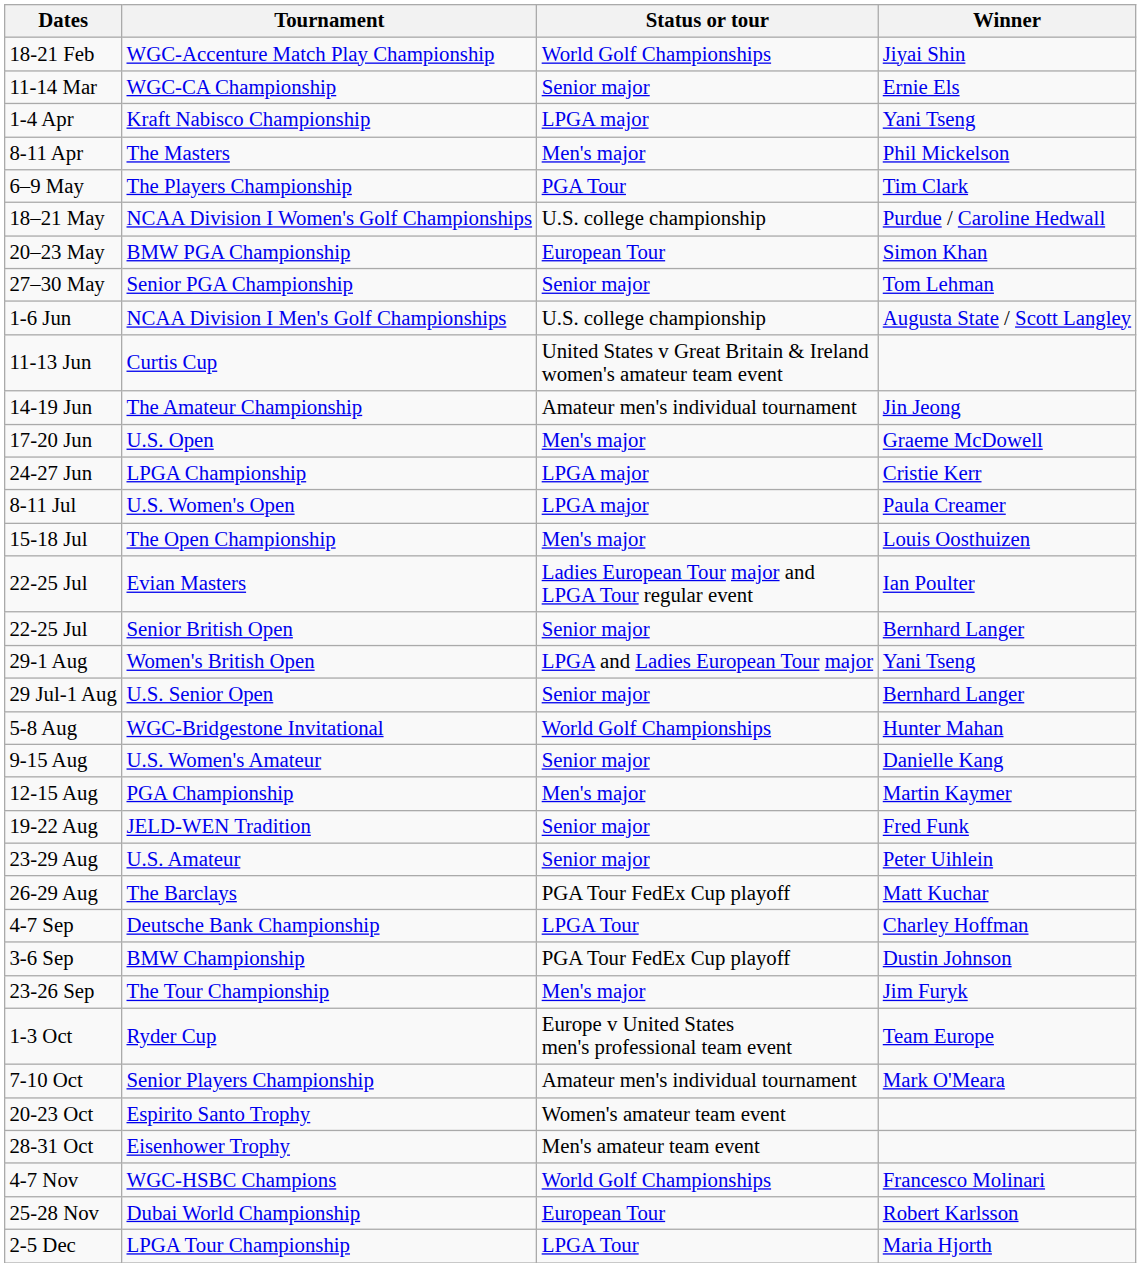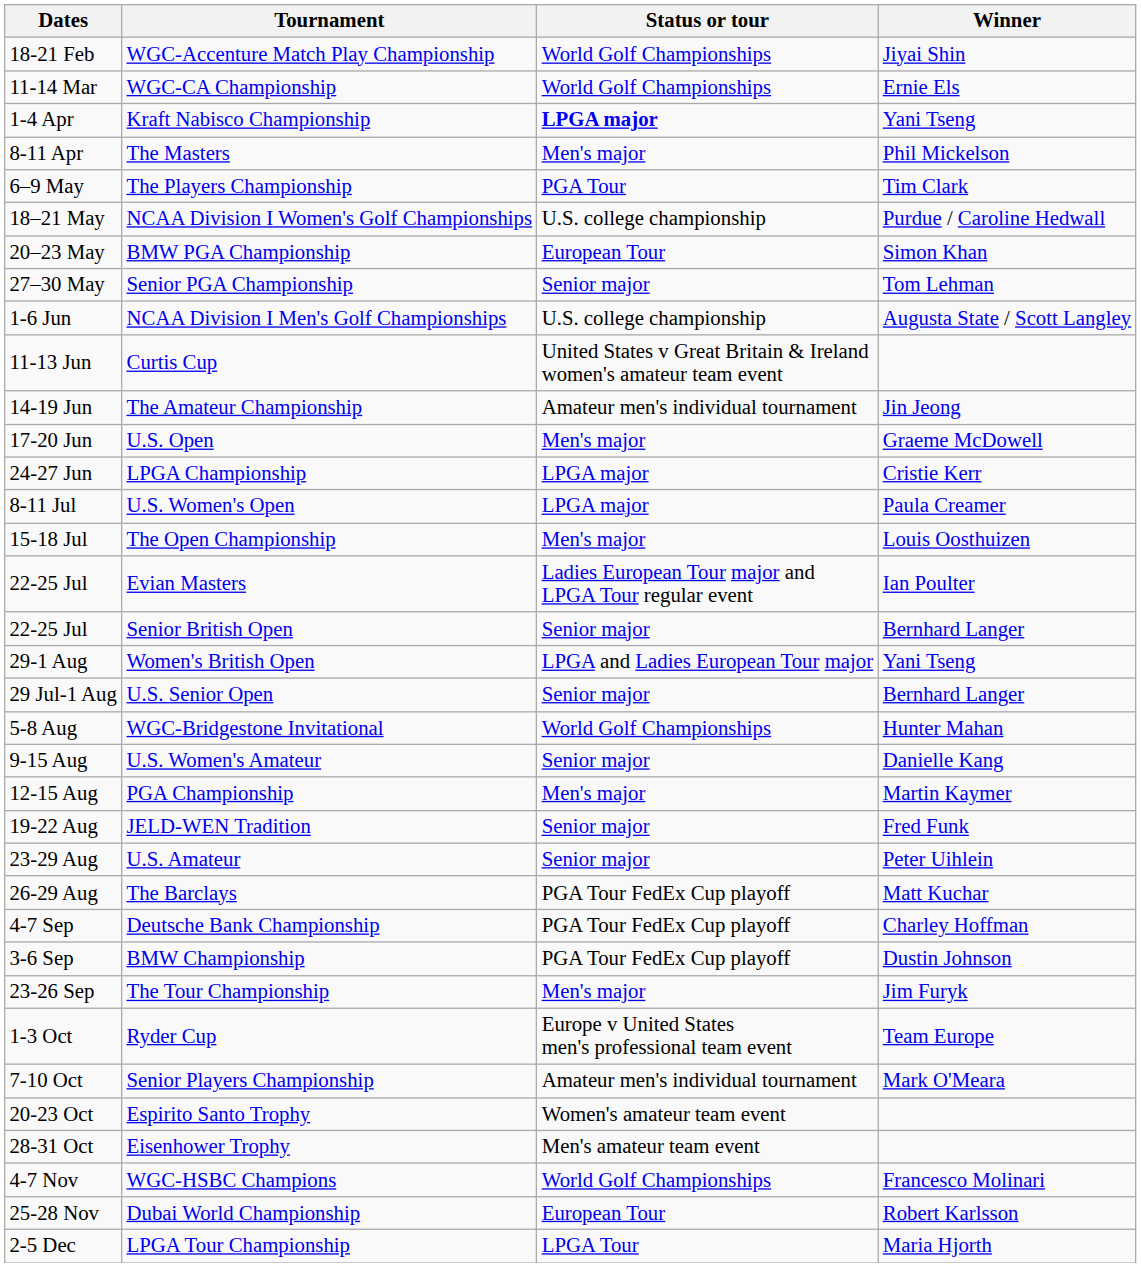(596, 86) Senior major -> (656, 86) World Golf Championships
(595, 119) normal -> (600, 119) bold
(590, 925) LPGA Tour -> (666, 925) PGA Tour FedEx Cup playoff
